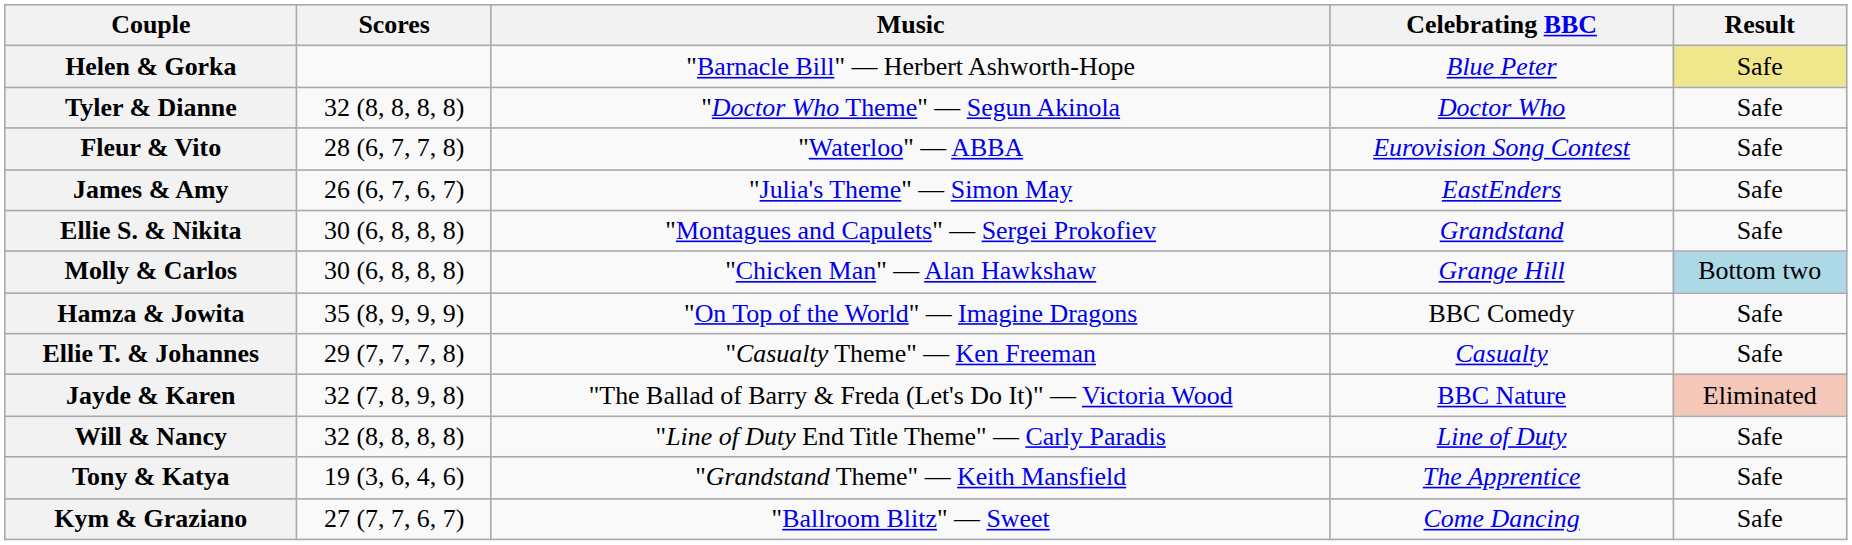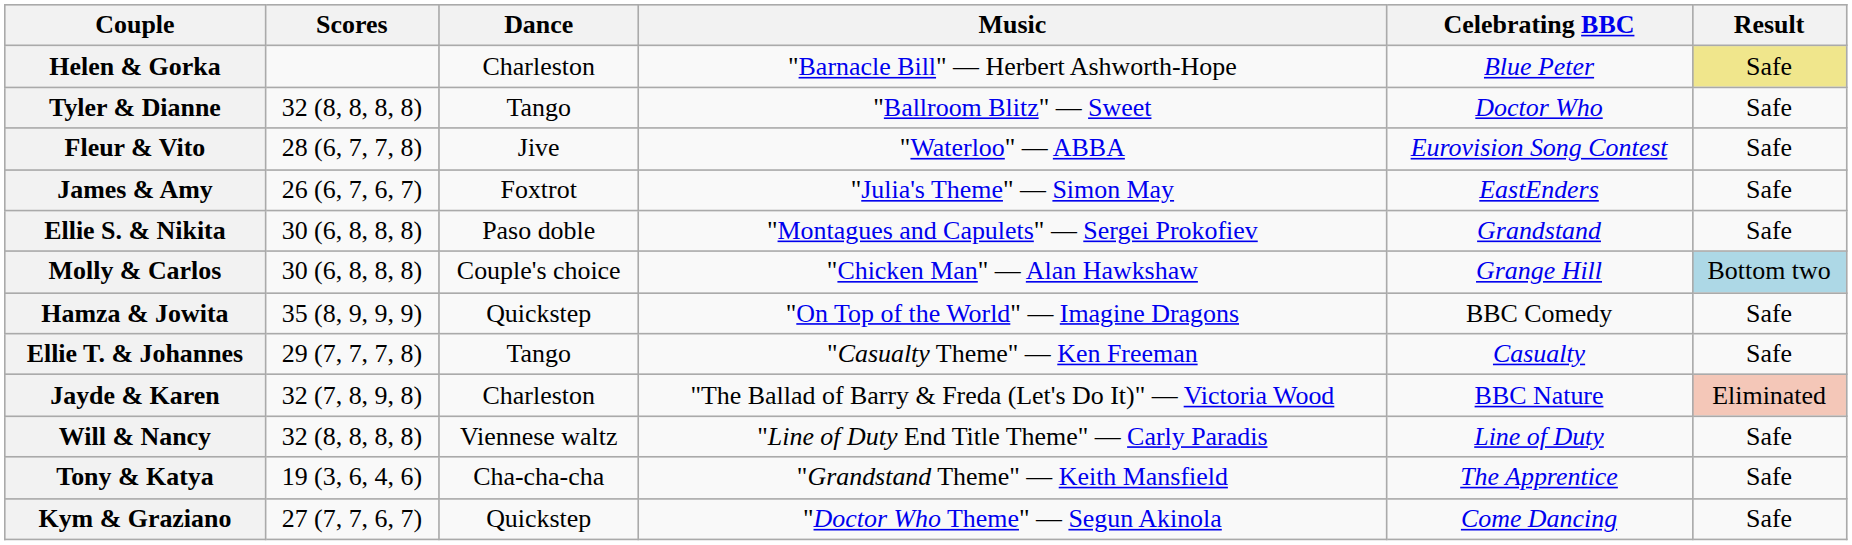+ column: (539, 25)
(911, 107) "Doctor Who Theme" — Segun Akinola -> (1012, 107) "Ballroom Blitz" — Sweet
(911, 518) "Ballroom Blitz" — Sweet -> (1012, 518) "Doctor Who Theme" — Segun Akinola
